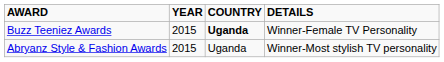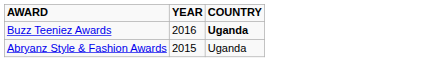- column: (290, 13)
(184, 30) 2015 -> (184, 30) 2016
